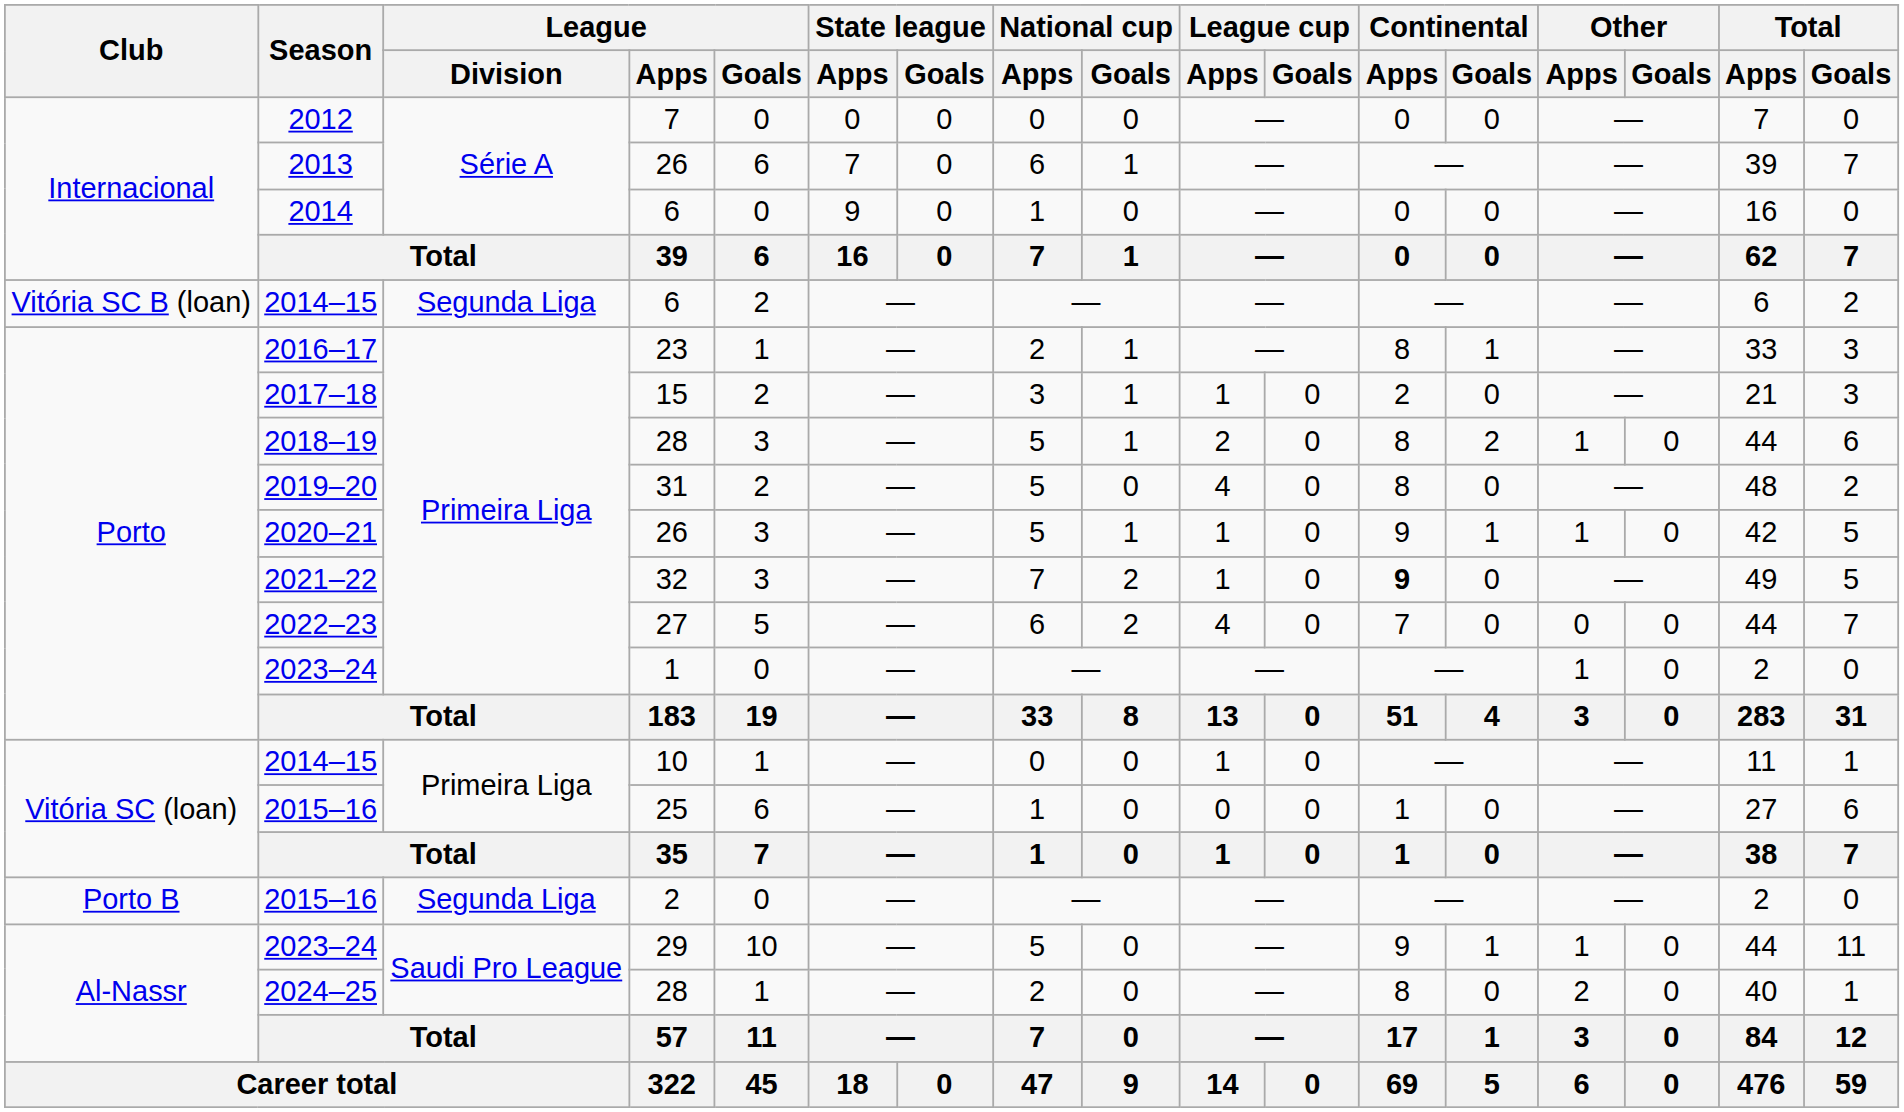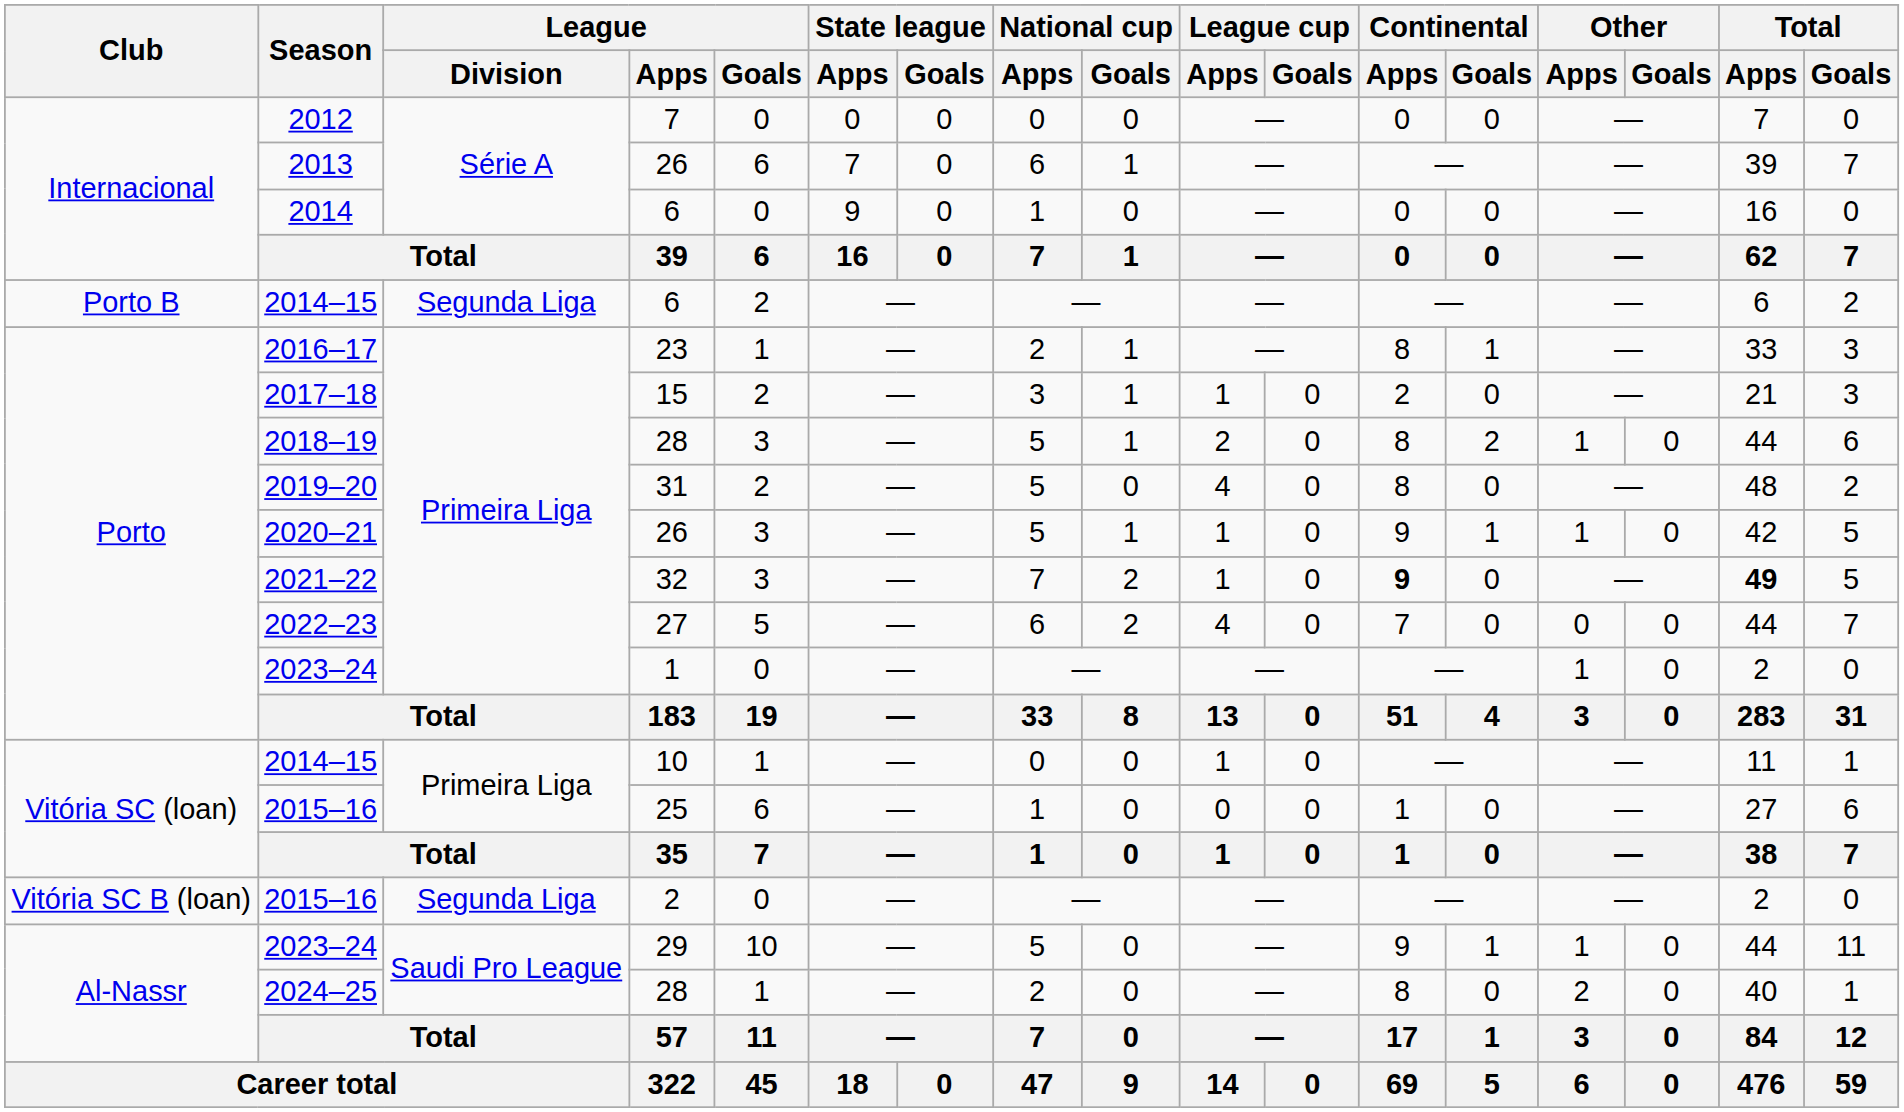(131, 303) Vitória SC B (loan) -> (131, 303) Porto B
(1761, 578) normal -> (1761, 578) bold
(131, 900) Porto B -> (131, 900) Vitória SC B (loan)
